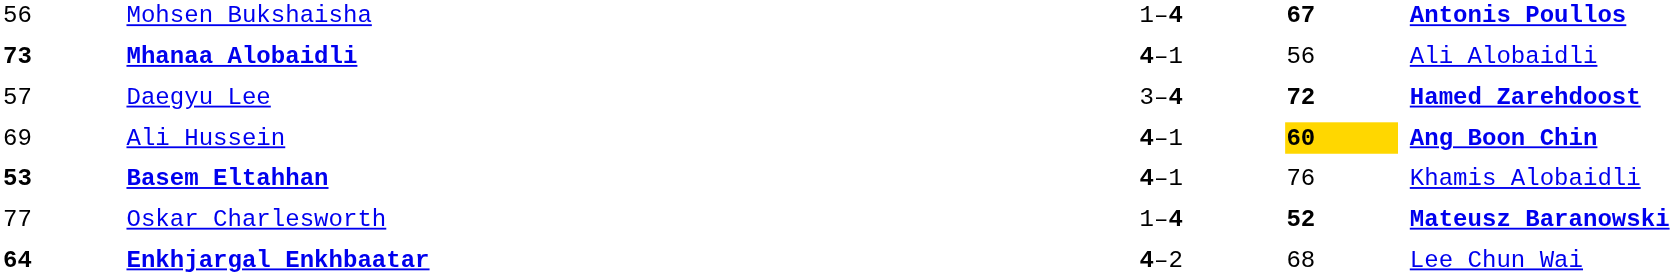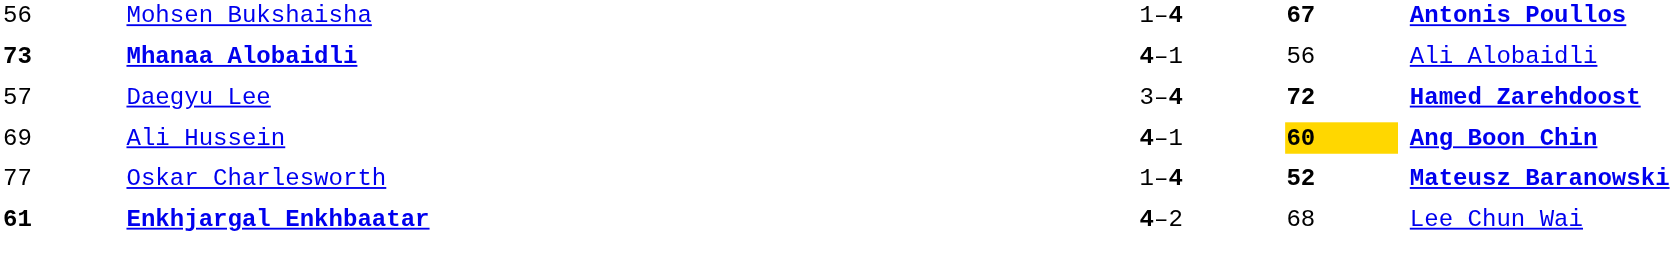- row: (227, 179)
(18, 260) 64 -> (18, 219) 61
